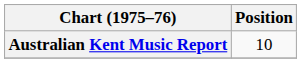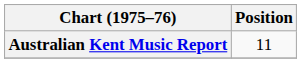(264, 44) 10 -> (264, 44) 11
